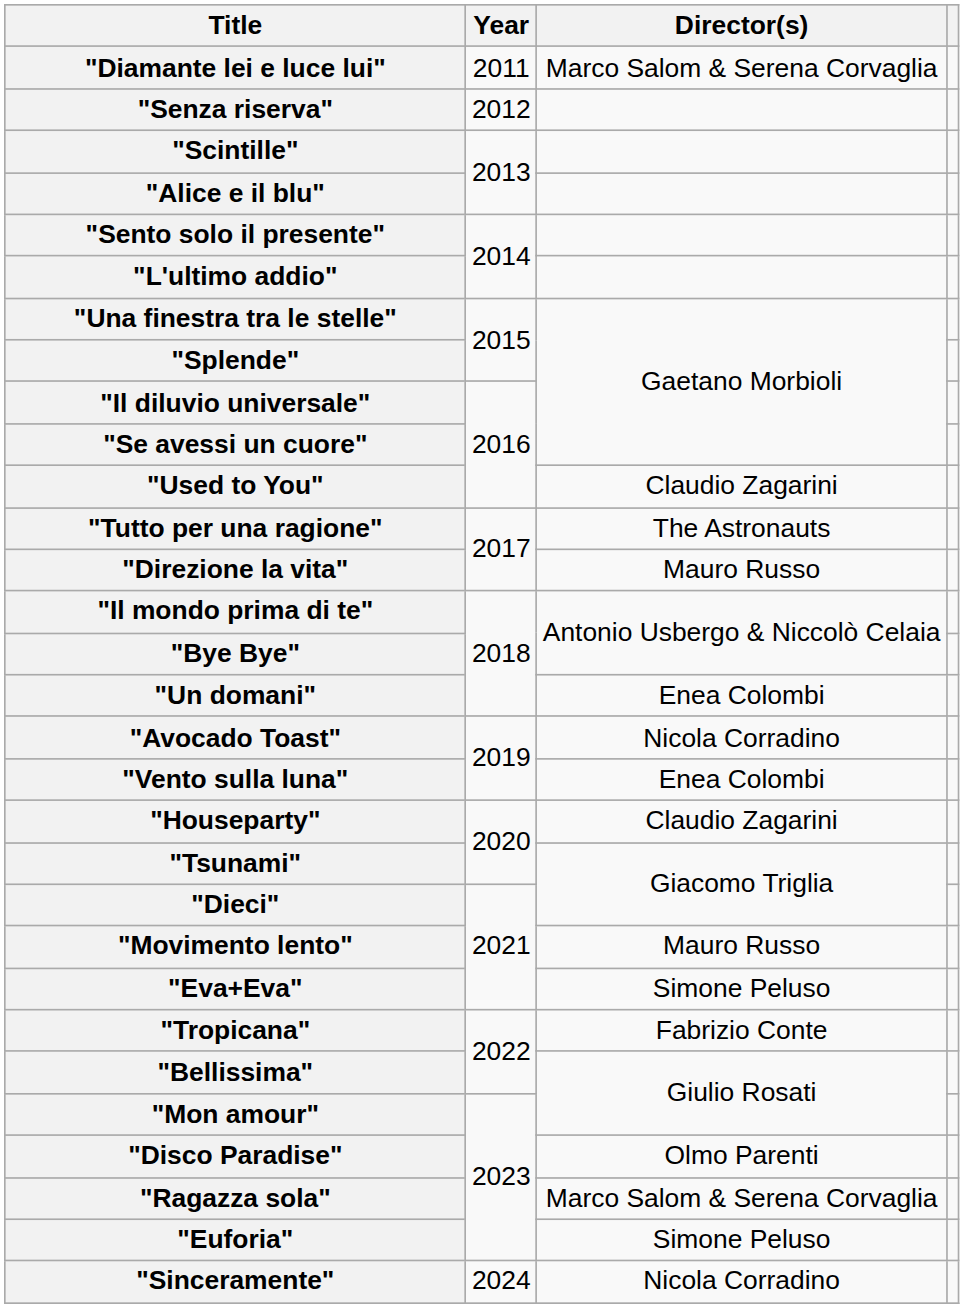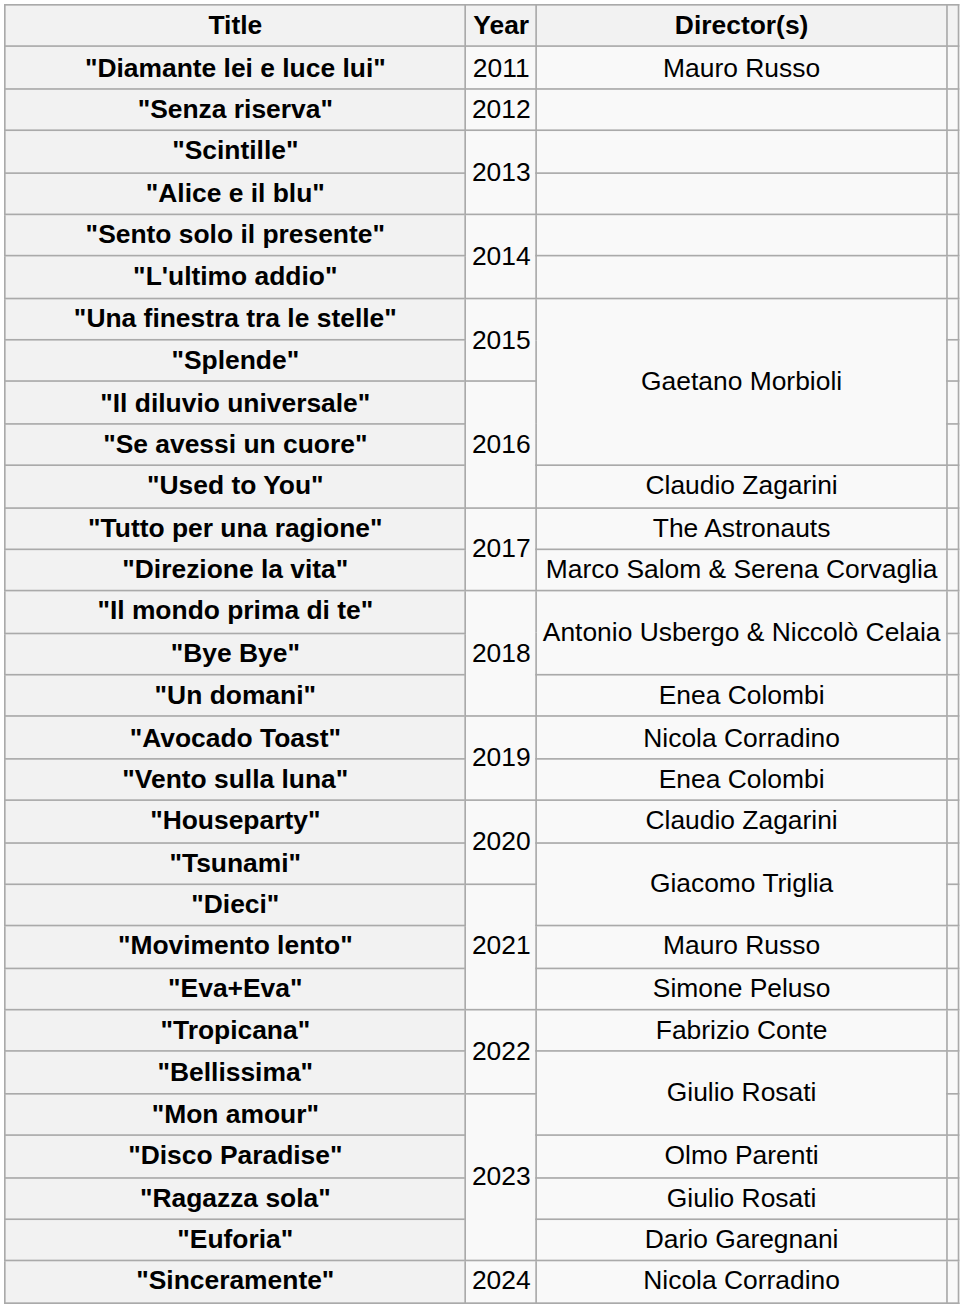(742, 67) Marco Salom & Serena Corvaglia -> (742, 67) Mauro Russo
(742, 569) Mauro Russo -> (742, 569) Marco Salom & Serena Corvaglia
(742, 1197) Marco Salom & Serena Corvaglia -> (742, 1197) Giulio Rosati
(742, 1239) Simone Peluso -> (742, 1239) Dario Garegnani
